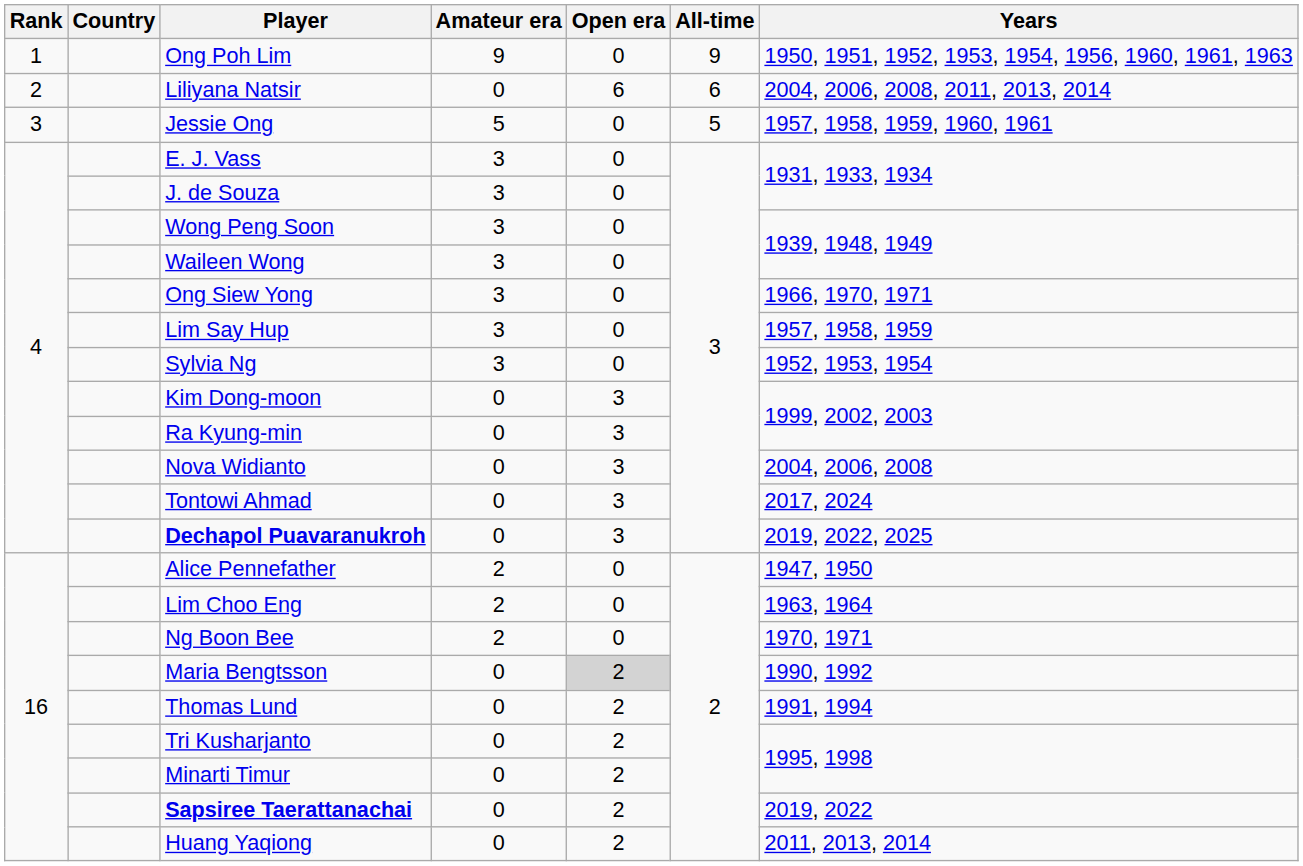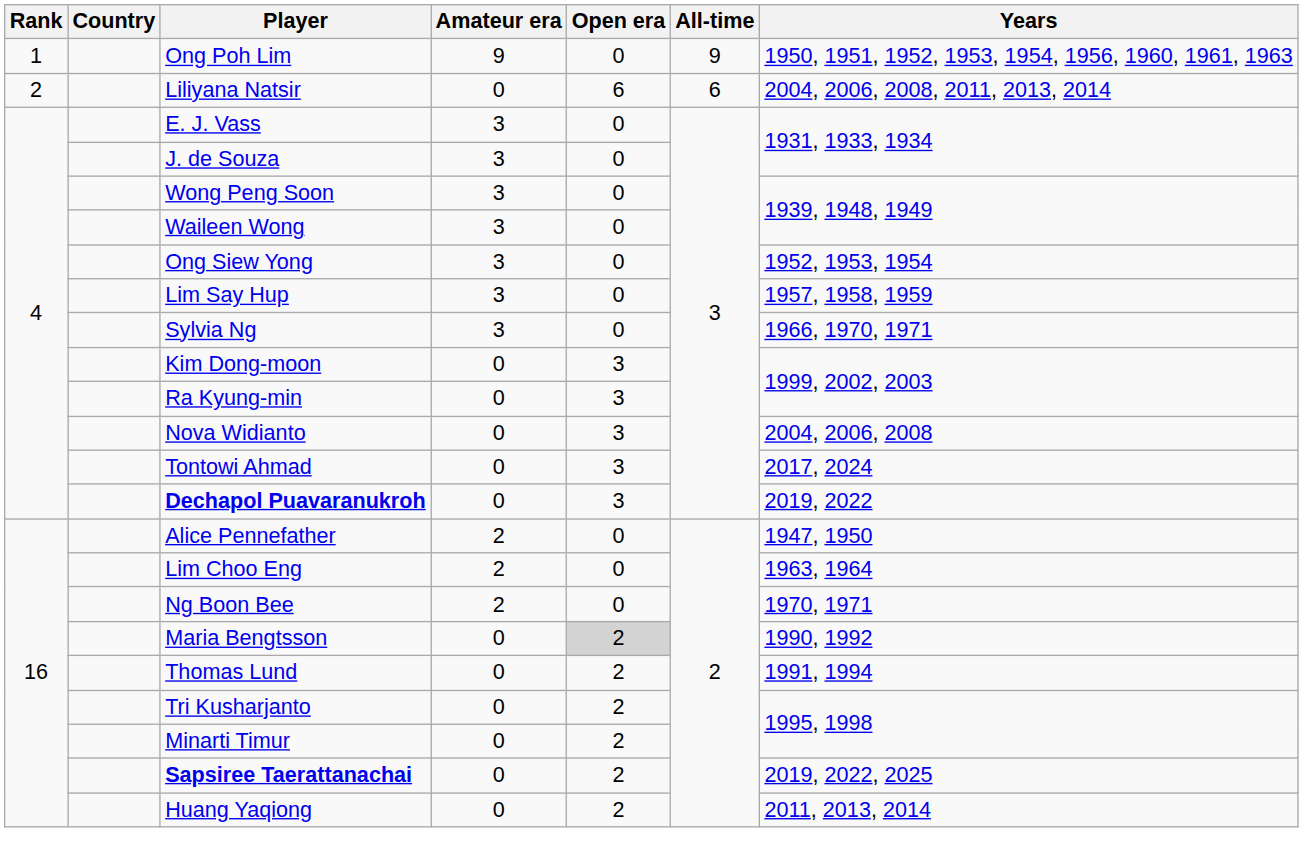- row: (219, 124)
(848, 295) 1966, 1970, 1971 -> (848, 261) 1952, 1953, 1954
(848, 364) 1952, 1953, 1954 -> (848, 329) 1966, 1970, 1971
(848, 535) 2019, 2022, 2025 -> (818, 501) 2019, 2022
(818, 809) 2019, 2022 -> (848, 775) 2019, 2022, 2025
